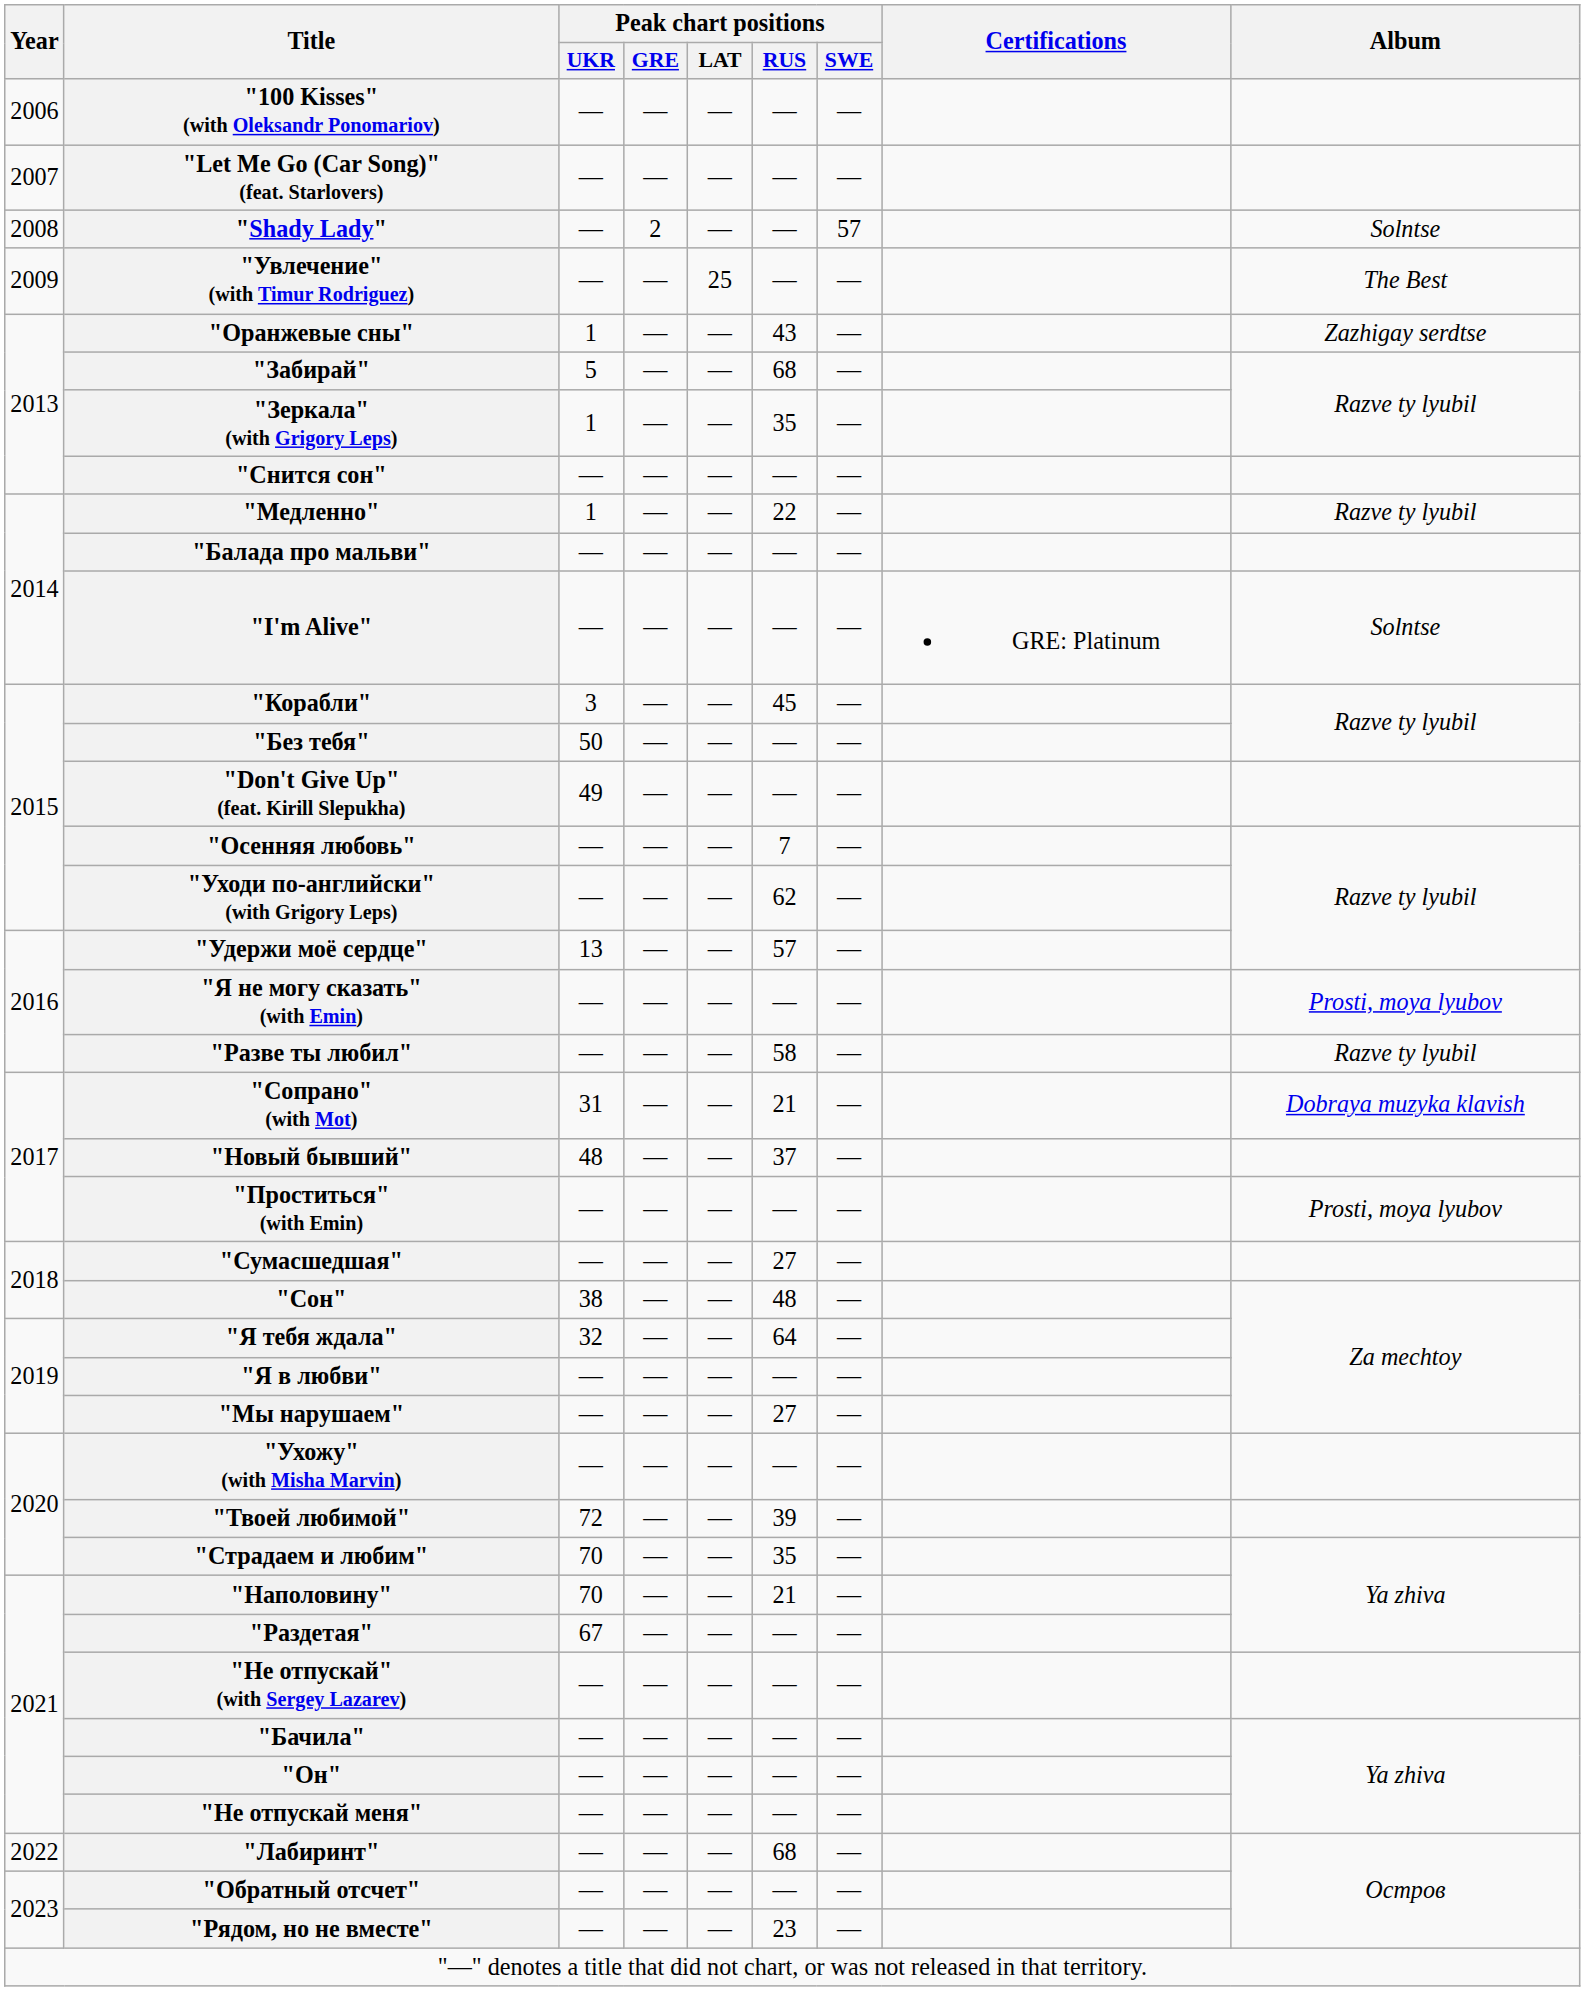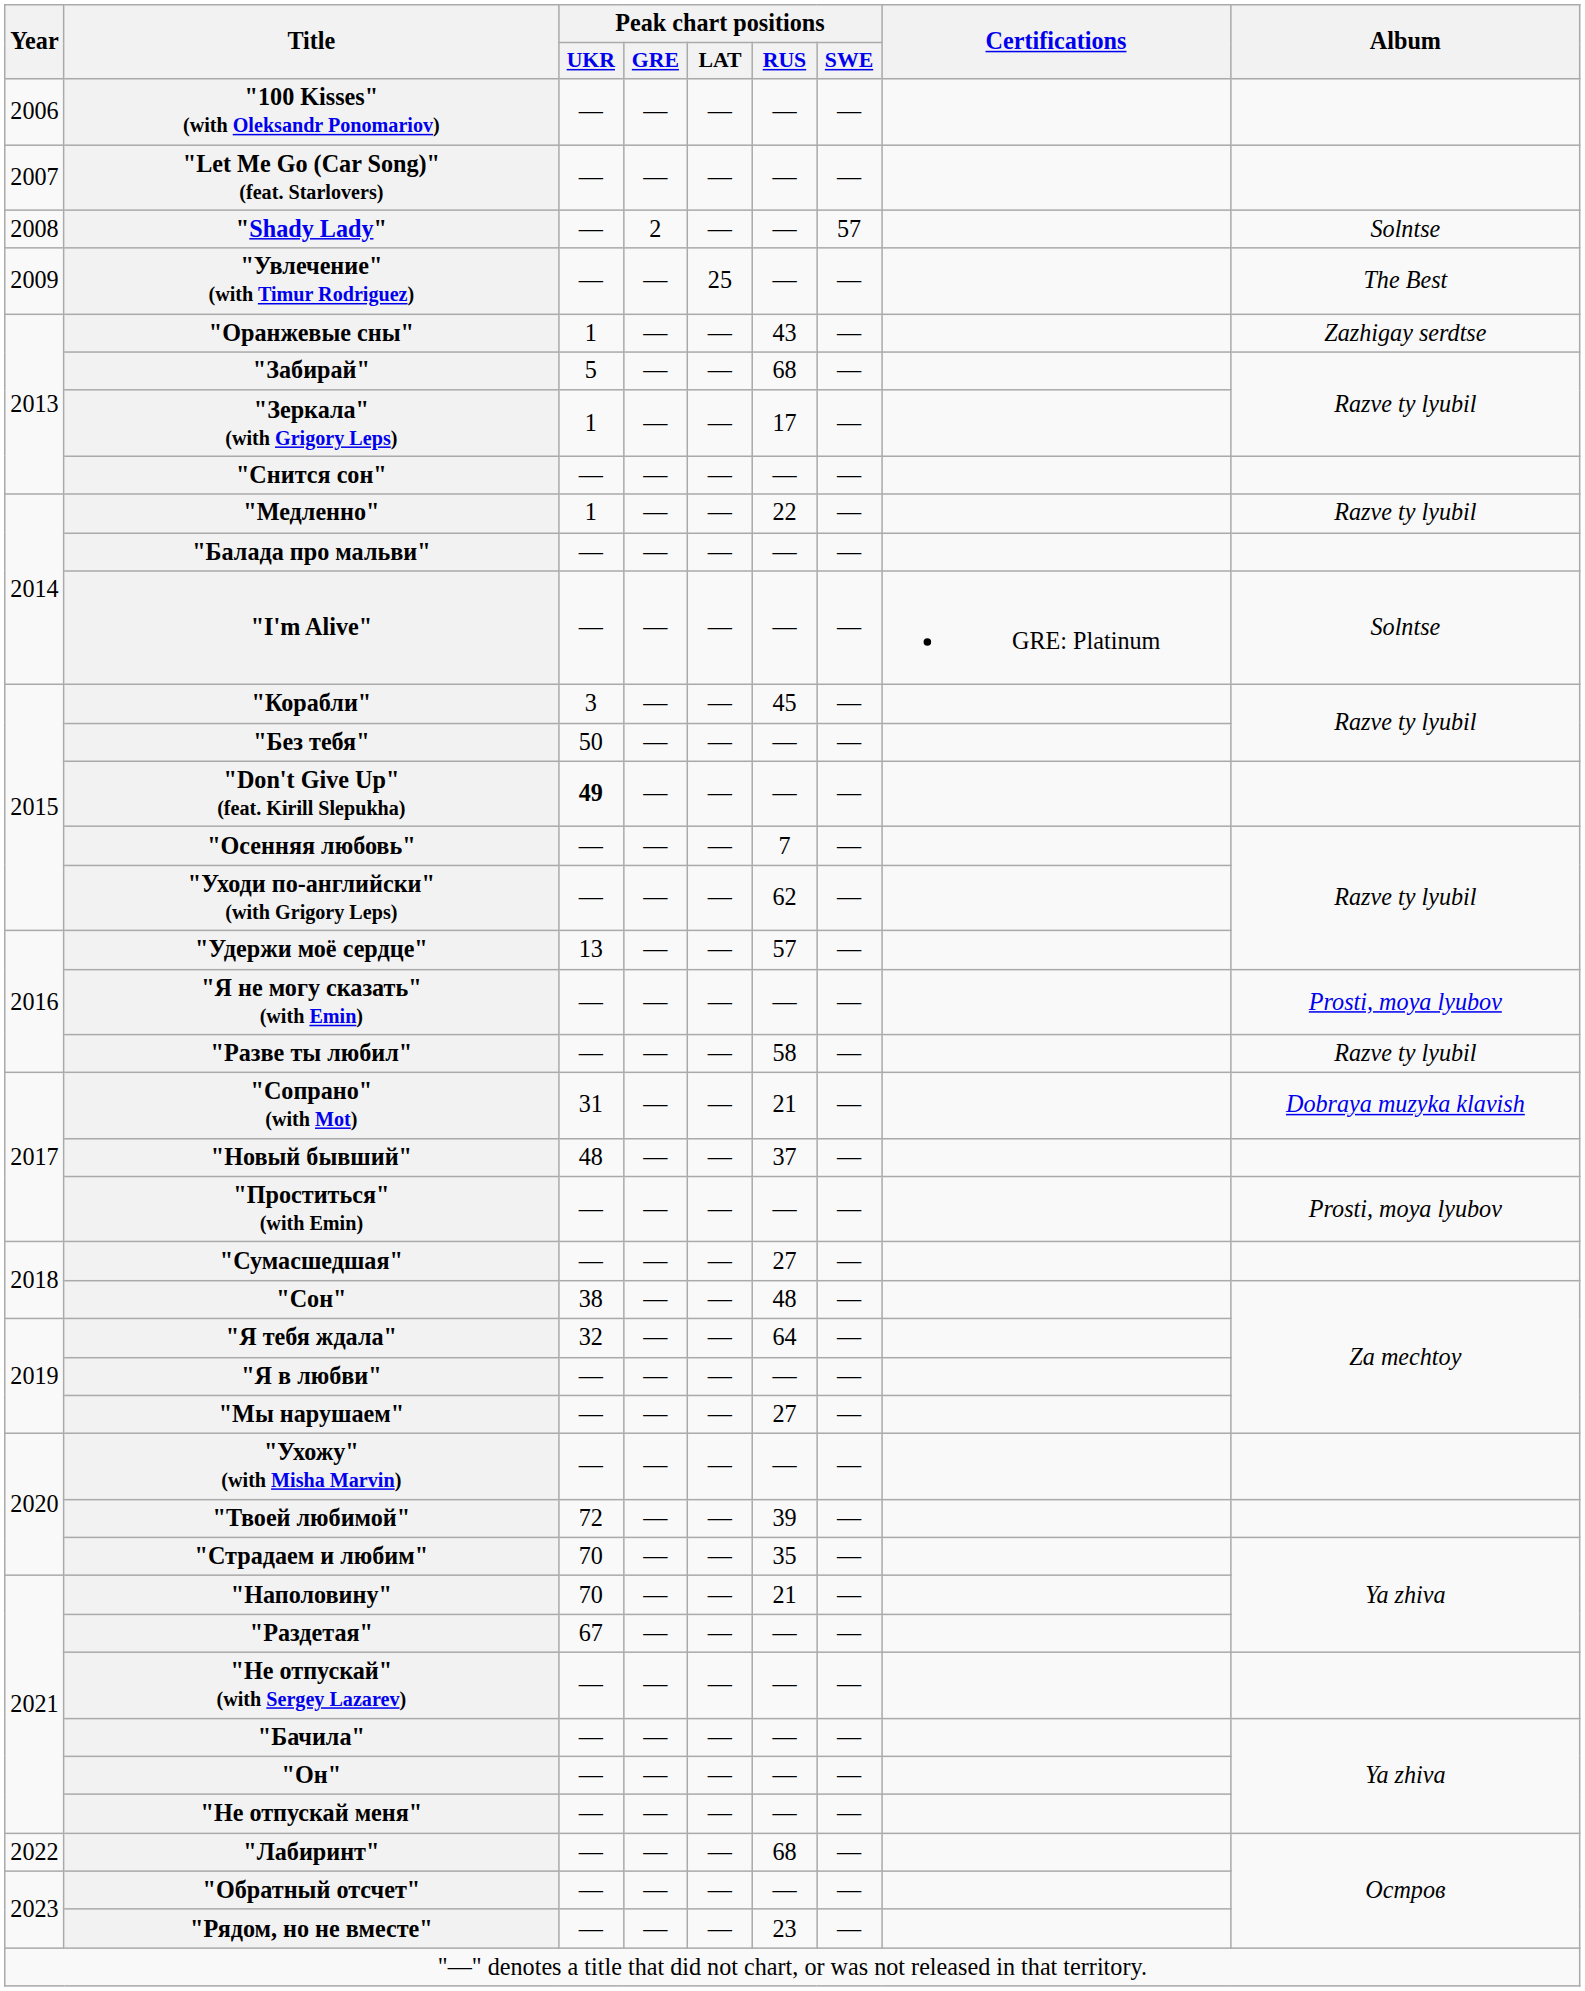(784, 422) 35 -> (784, 422) 17
(591, 793) normal -> (591, 793) bold
